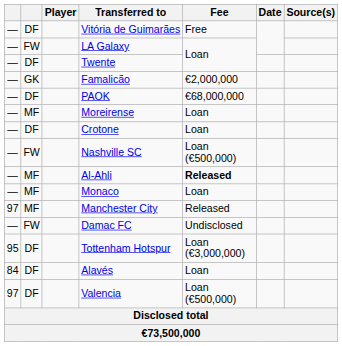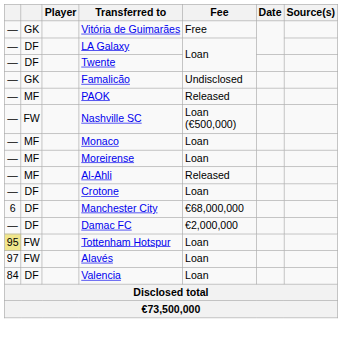(32, 29) DF -> (32, 29) GK
(32, 46) FW -> (32, 46) DF
(212, 79) €2,000,000 -> (214, 79) Undisclosed
(32, 96) DF -> (32, 96) MF
(214, 96) €68,000,000 -> (207, 96) Released
rows swapped: (111, 152) <-> (108, 113)
rows swapped: (100, 130) <-> (100, 192)
(208, 175) bold -> (207, 175) normal
(13, 208) 97 -> (13, 208) 6
(32, 208) MF -> (32, 208) DF
(207, 208) Released -> (214, 208) €68,000,000
(32, 225) FW -> (32, 225) DF
(214, 225) Undisclosed -> (212, 225) €2,000,000
(13, 248) no background -> (13, 242) khaki background
(32, 248) DF -> (32, 242) FW
(215, 248) Loan (€3,000,000) -> (197, 242) Loan
(13, 271) 84 -> (13, 259) 97
(32, 271) DF -> (32, 259) FW
(13, 293) 97 -> (13, 275) 84
(211, 293) Loan (€500,000) -> (197, 275) Loan
